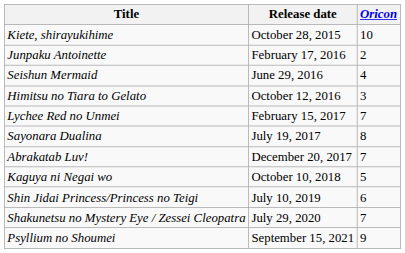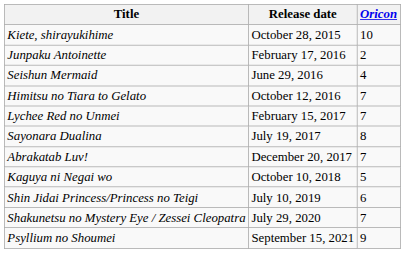(363, 95) 3 -> (363, 95) 7
